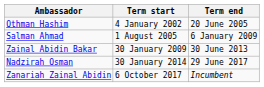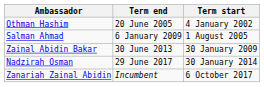columns swapped: (151, 11) <-> (224, 11)
